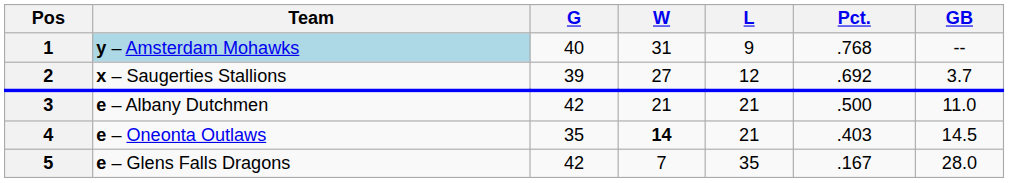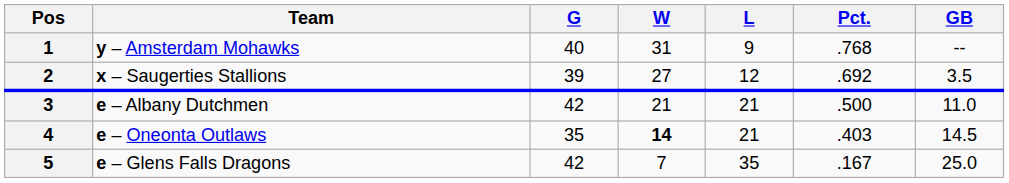(198, 47) lightblue background -> (198, 47) no background
(959, 76) 3.7 -> (959, 76) 3.5
(959, 163) 28.0 -> (959, 163) 25.0
